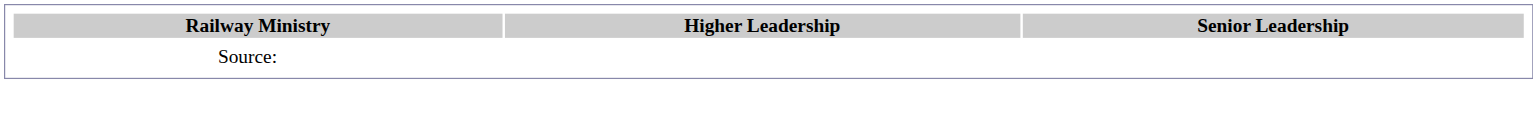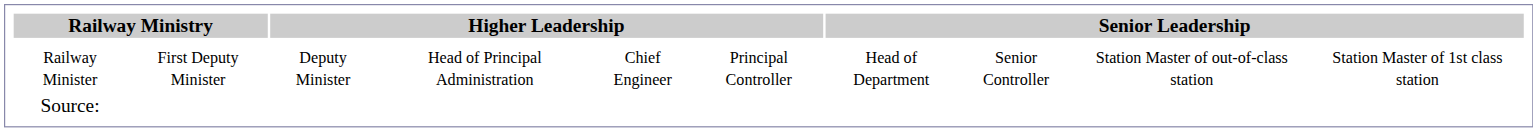+ row: (70, 69)
